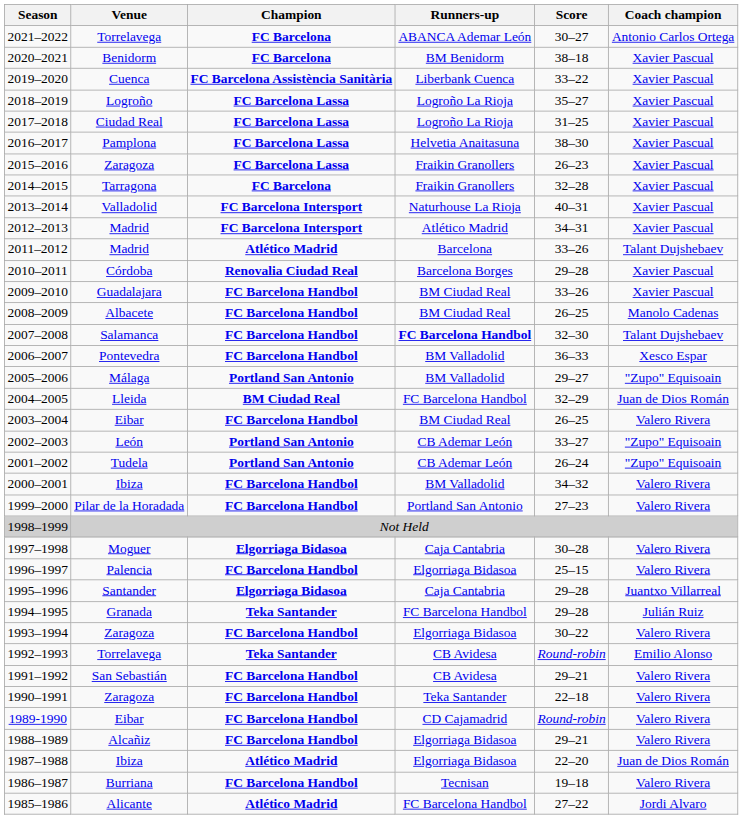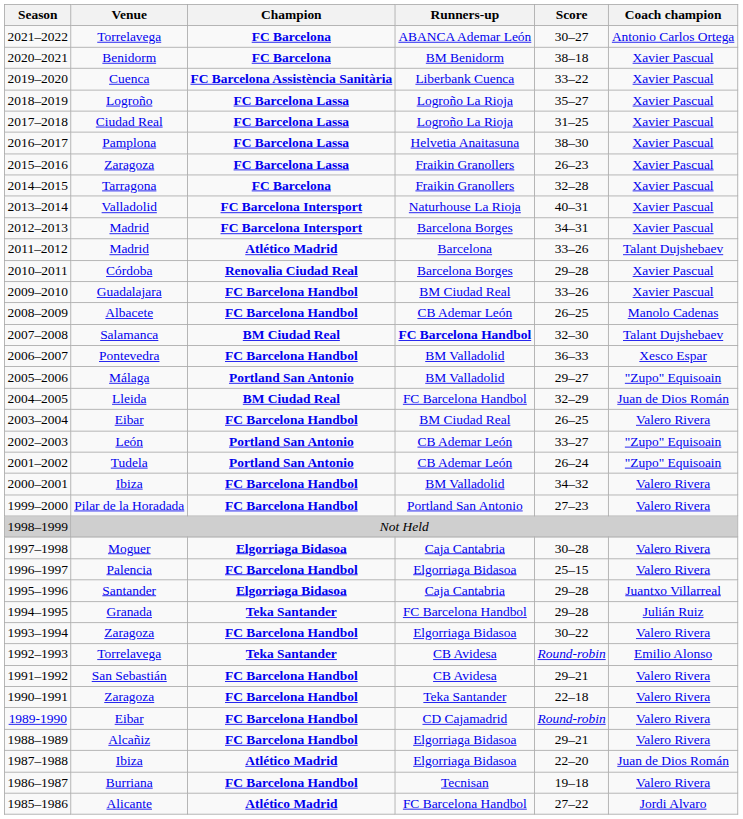(465, 228) Atlético Madrid -> (465, 228) Barcelona Borges
(465, 313) BM Ciudad Real -> (465, 313) CB Ademar León
(291, 334) FC Barcelona Handbol -> (291, 334) BM Ciudad Real
